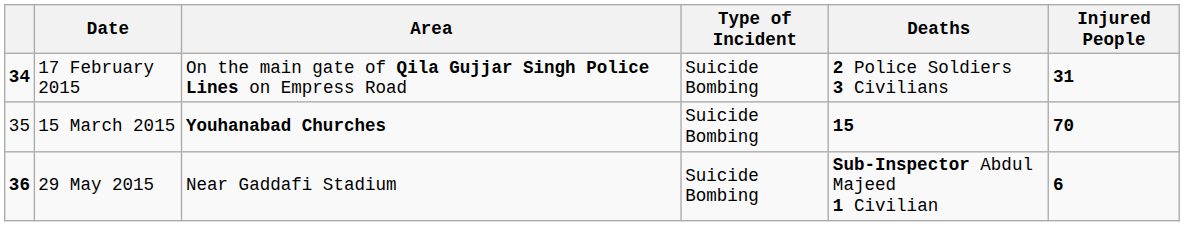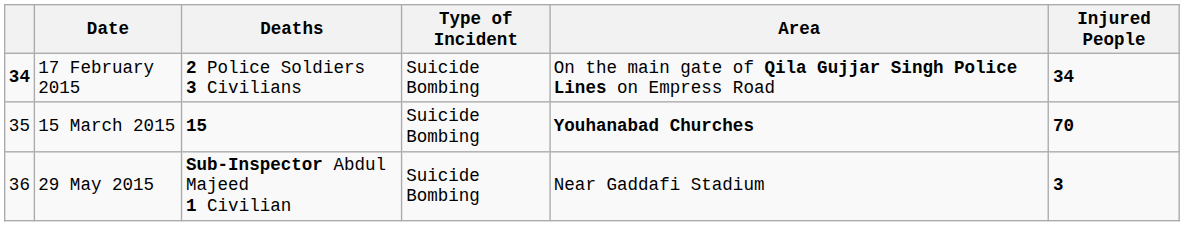columns swapped: (431, 29) <-> (939, 29)
(1064, 78) 31 -> (1064, 78) 34
(19, 186) bold -> (19, 186) normal
(1058, 186) 6 -> (1058, 186) 3
